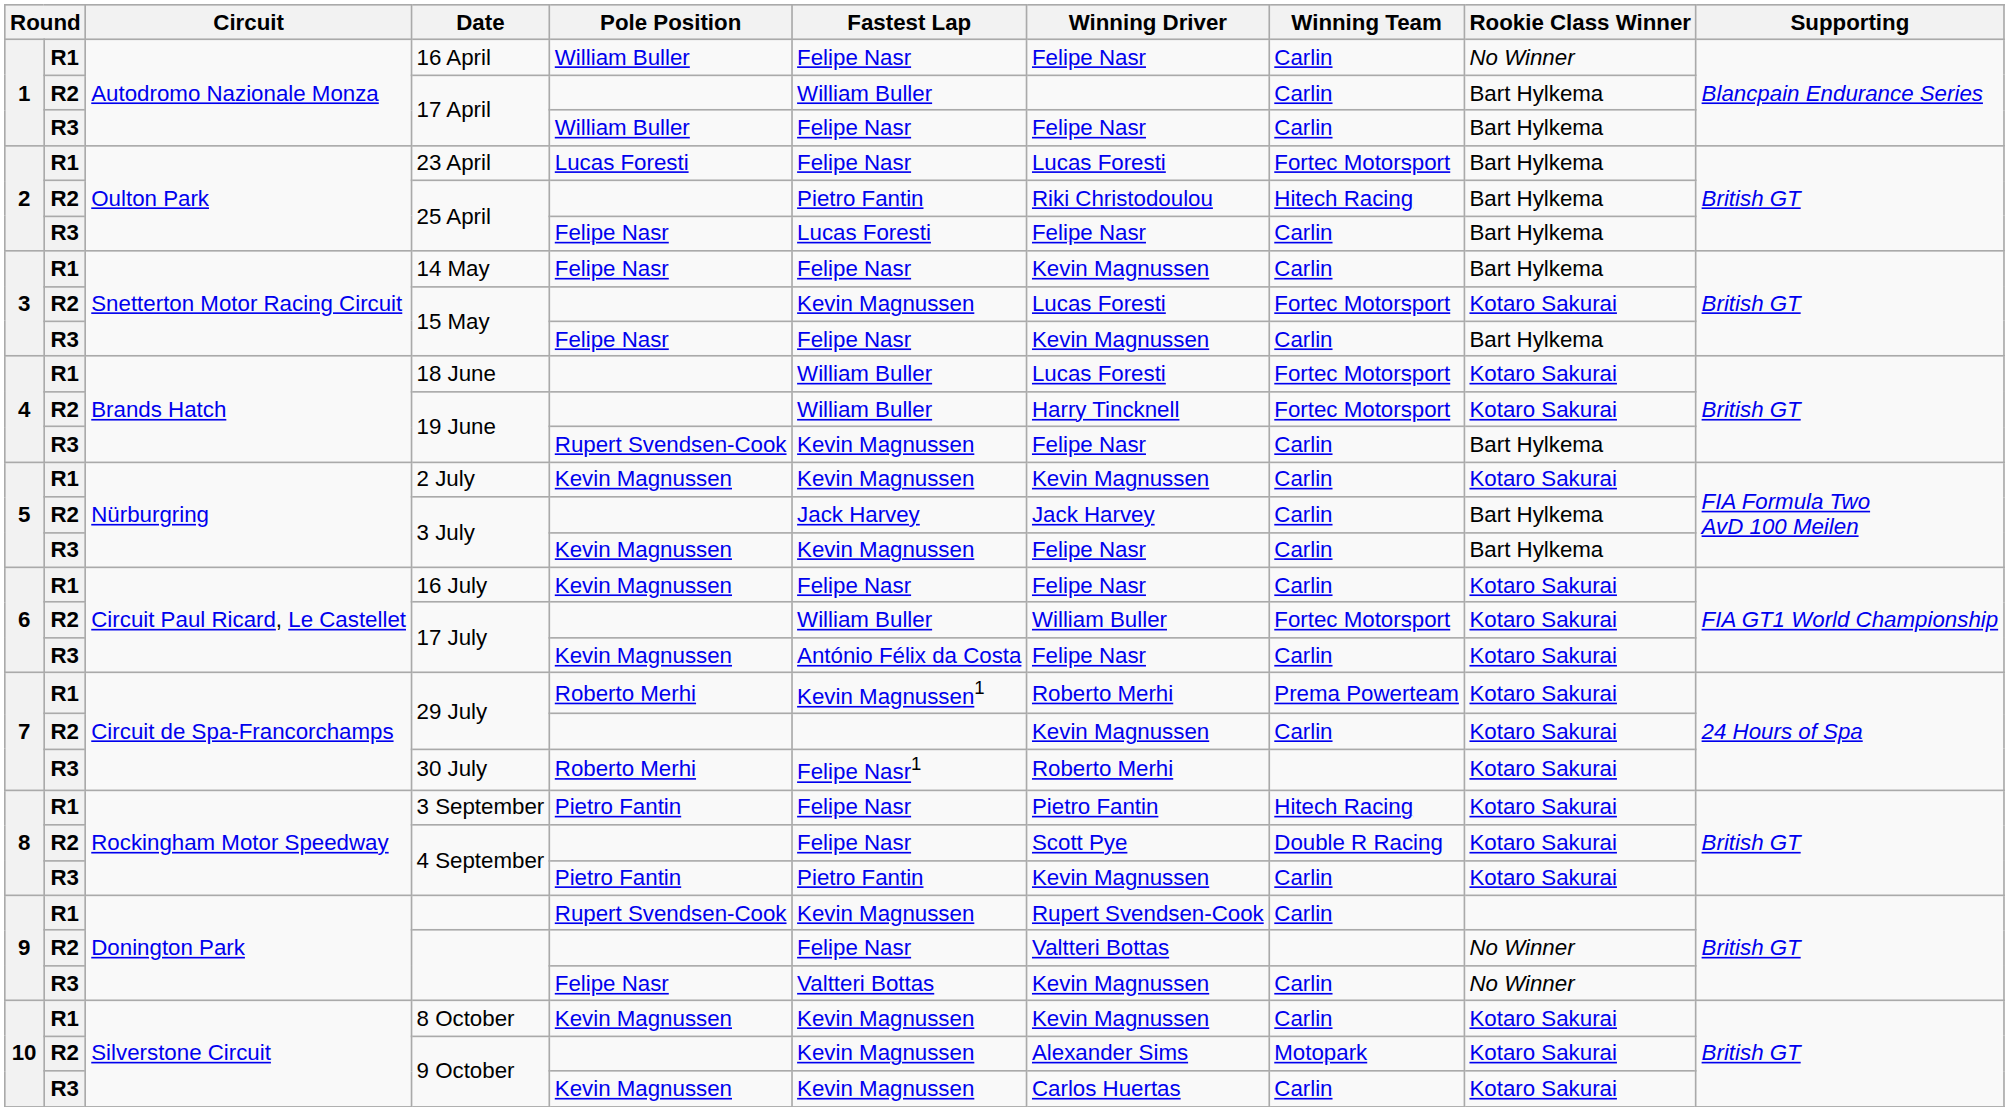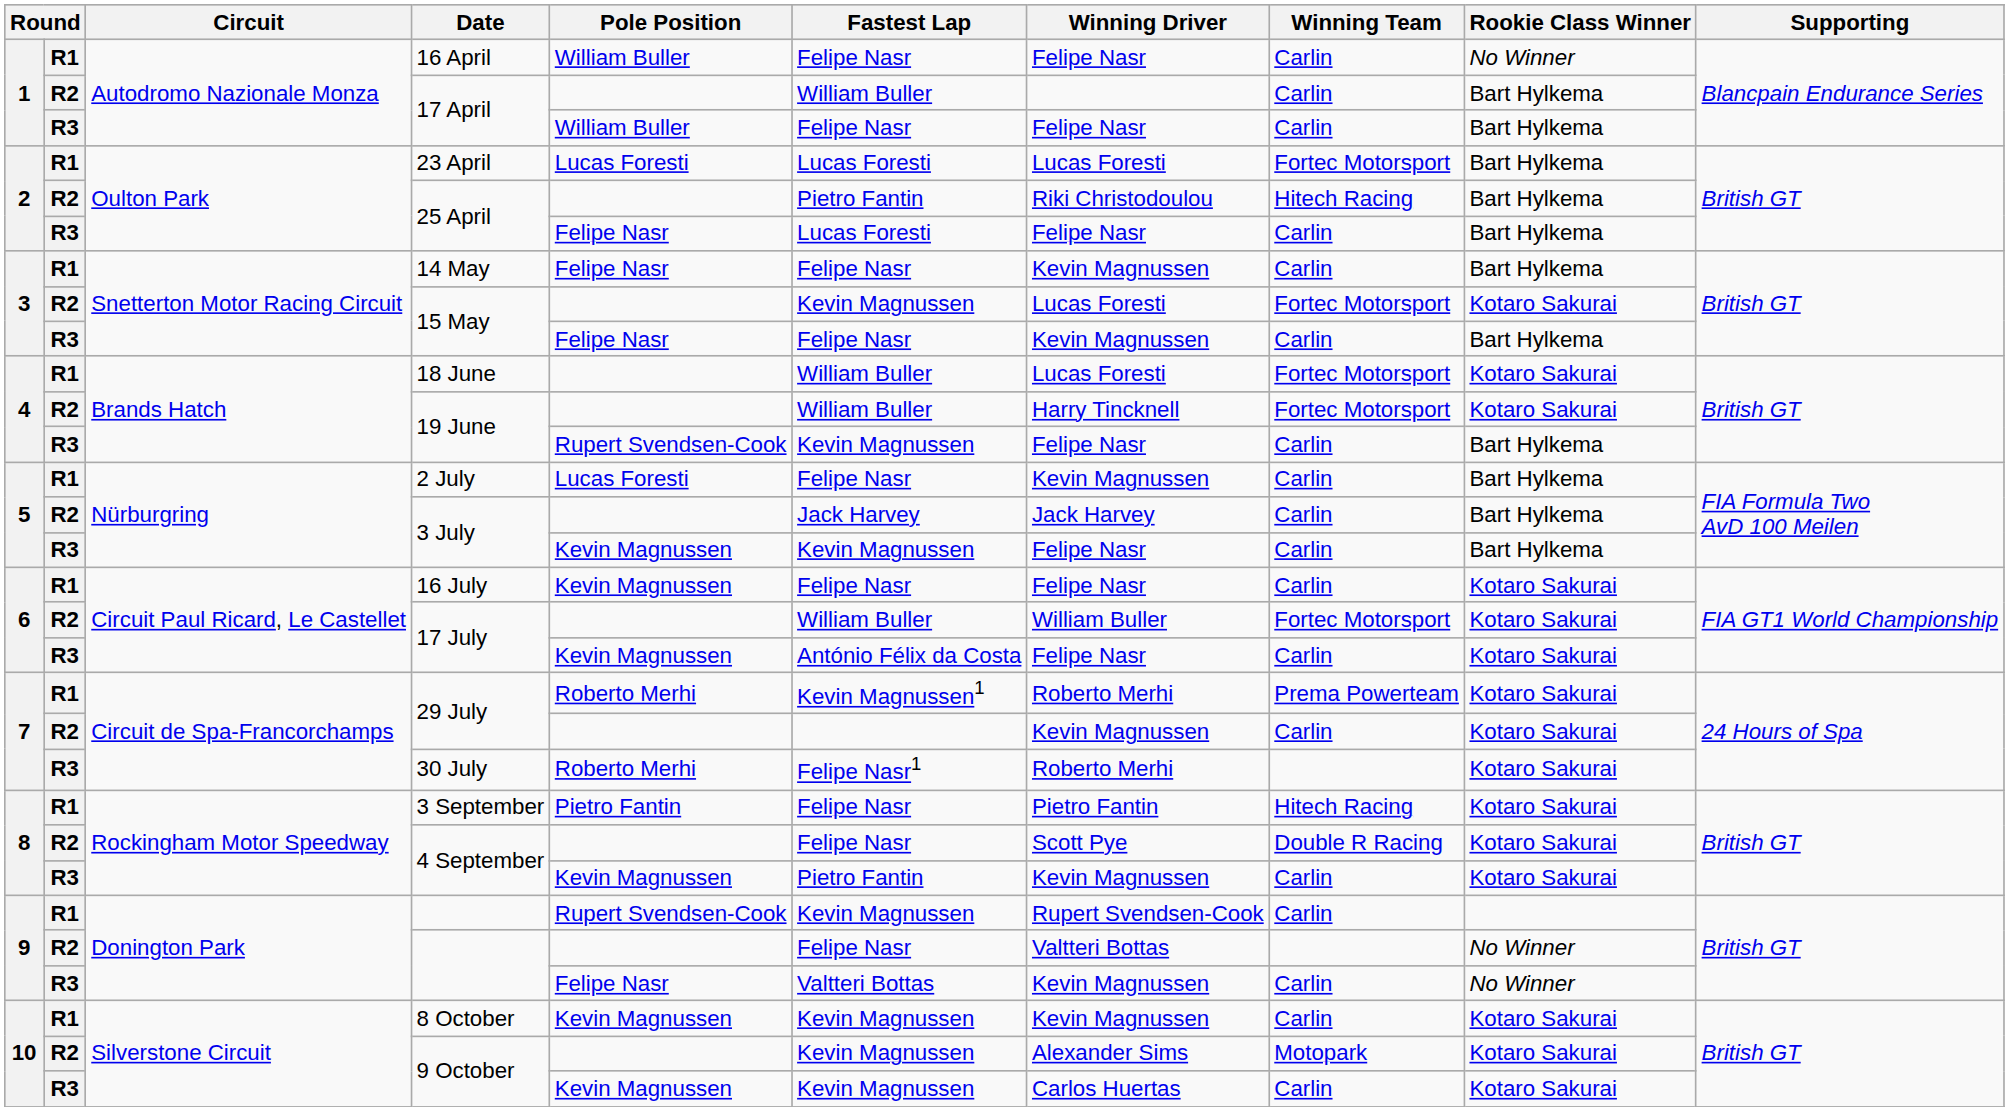(854, 163) Felipe Nasr -> (864, 163) Lucas Foresti
(643, 479) Kevin Magnussen -> (622, 479) Lucas Foresti
(886, 479) Kevin Magnussen -> (854, 479) Felipe Nasr
(1543, 479) Kotaro Sakurai -> (1536, 479) Bart Hylkema
(618, 877) Pietro Fantin -> (643, 877) Kevin Magnussen
